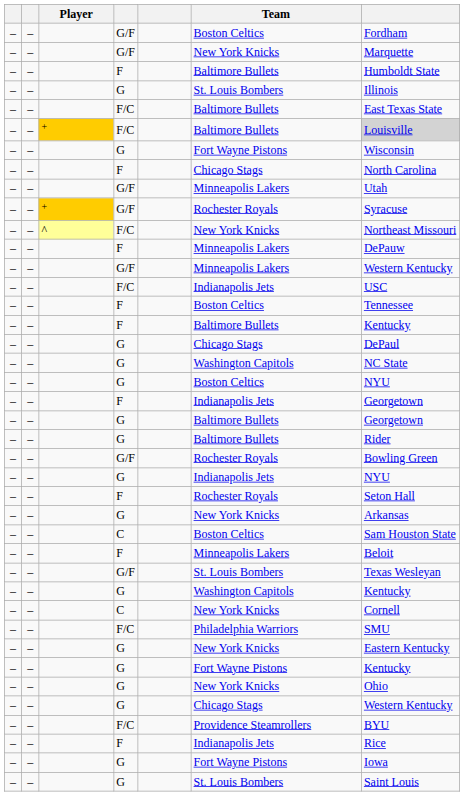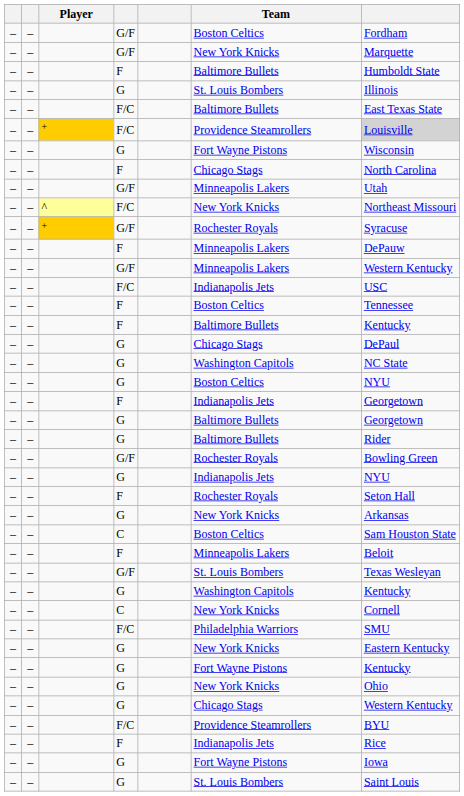(236, 129) Baltimore Bullets -> (252, 129) Providence Steamrollers
rows swapped: (44, 206) <-> (44, 229)
